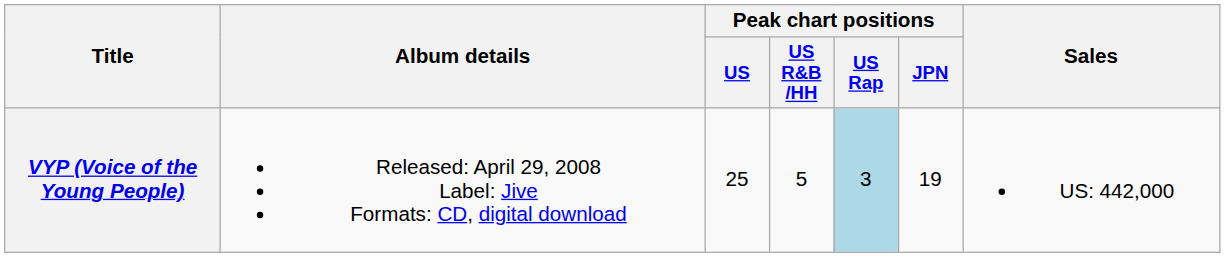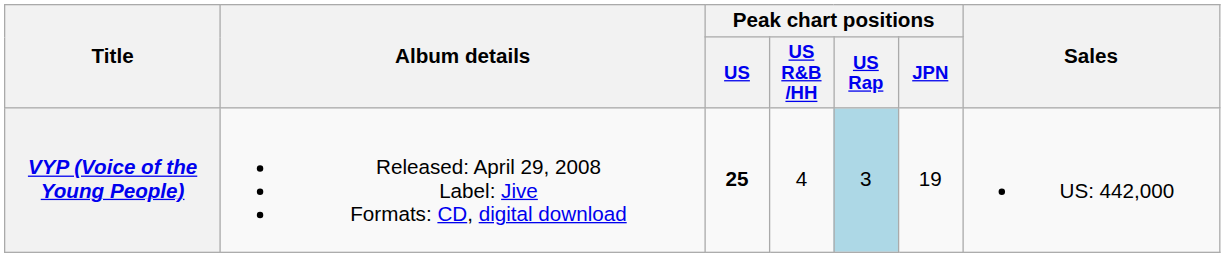(737, 179) normal -> (737, 179) bold
(801, 179) 5 -> (801, 179) 4
